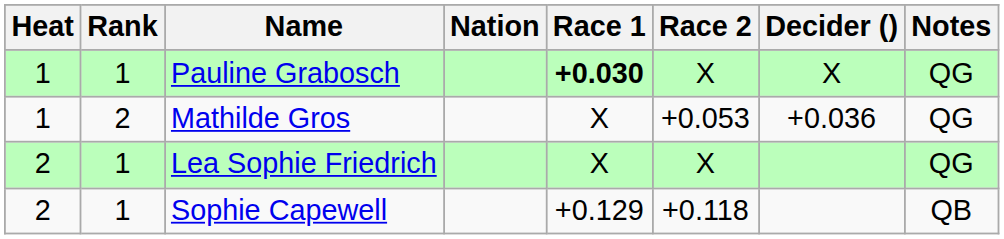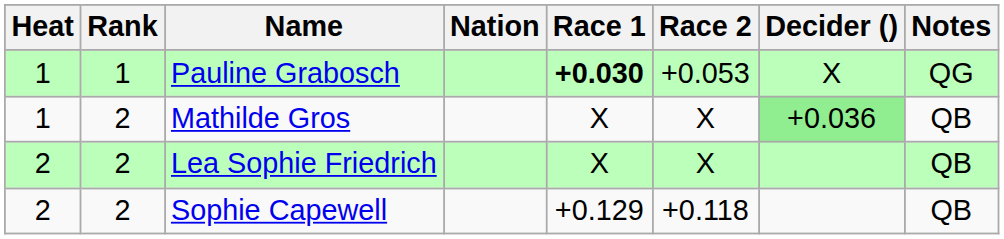(705, 73) X -> (705, 73) +0.053
(705, 118) +0.053 -> (705, 118) X
(832, 118) no background -> (832, 118) lightgreen background
(951, 118) QG -> (951, 118) QB
(122, 164) 1 -> (122, 164) 2
(951, 164) QG -> (951, 164) QB
(122, 210) 1 -> (122, 210) 2
